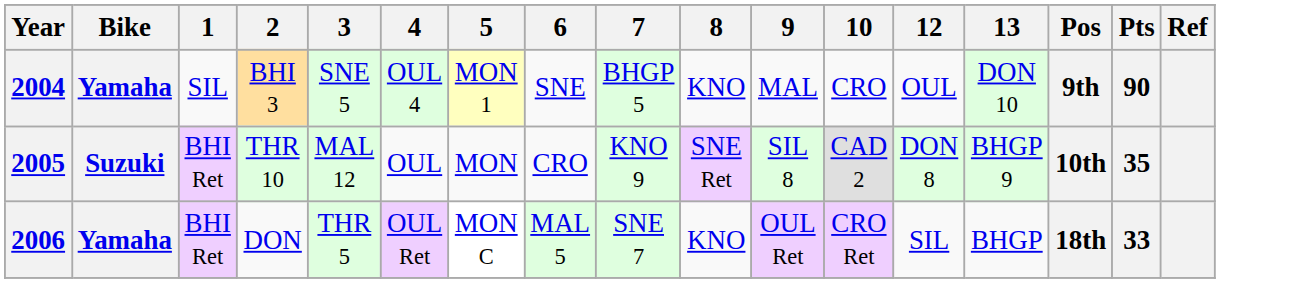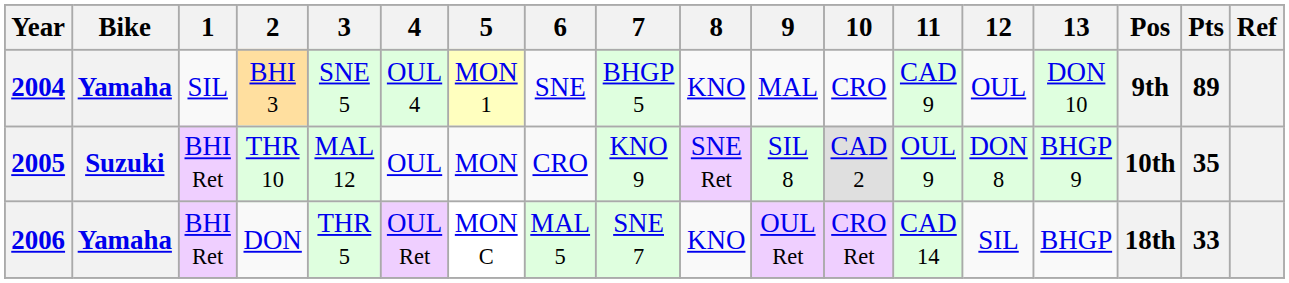+ column: (928, 27)
(1137, 87) 90 -> (1206, 87) 89
